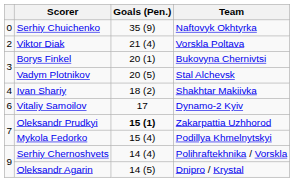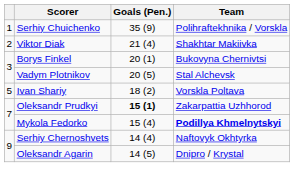(9, 28) 0 -> (9, 28) 1
(216, 28) Naftovyk Okhtyrka -> (231, 28) Polihraftekhnika / Vorskla
(210, 43) Vorskla Poltava -> (216, 43) Shakhtar Makiivka
(9, 91) 4 -> (9, 91) 5
(216, 91) Shakhtar Makiivka -> (210, 91) Vorskla Poltava
- row: (52, 106)
(224, 138) normal -> (228, 122) bold
(231, 153) Polihraftekhnika / Vorskla -> (216, 138) Naftovyk Okhtyrka
